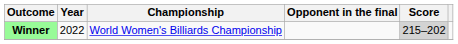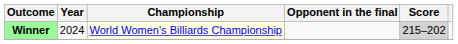(72, 30) 2022 -> (72, 30) 2024
(186, 30) no background -> (186, 30) lightyellow background
